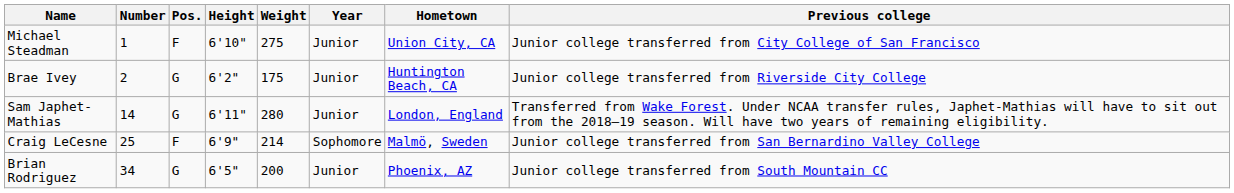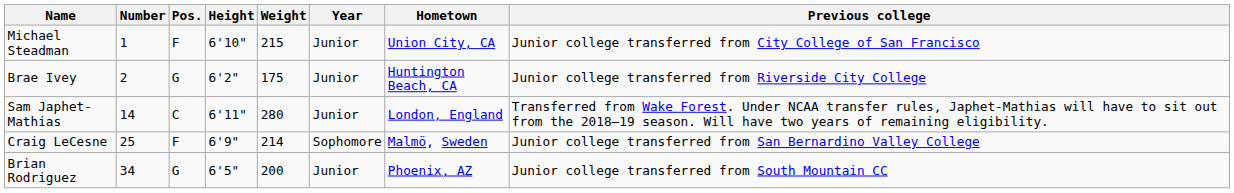(272, 43) 275 -> (272, 43) 215
(176, 114) G -> (176, 114) C
